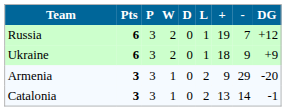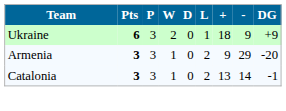- row: (25, 35)
